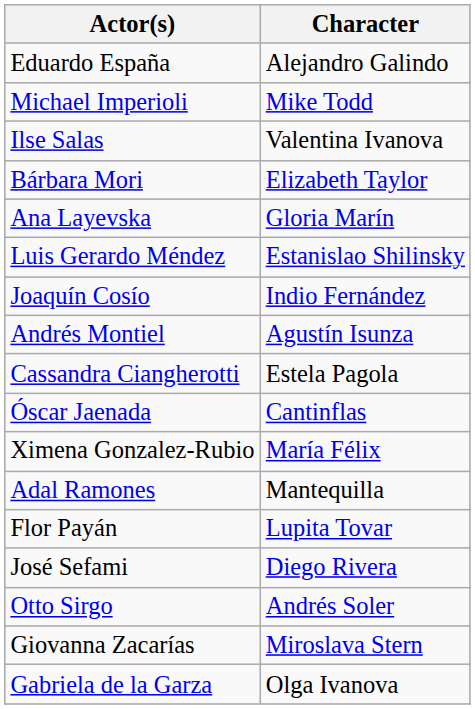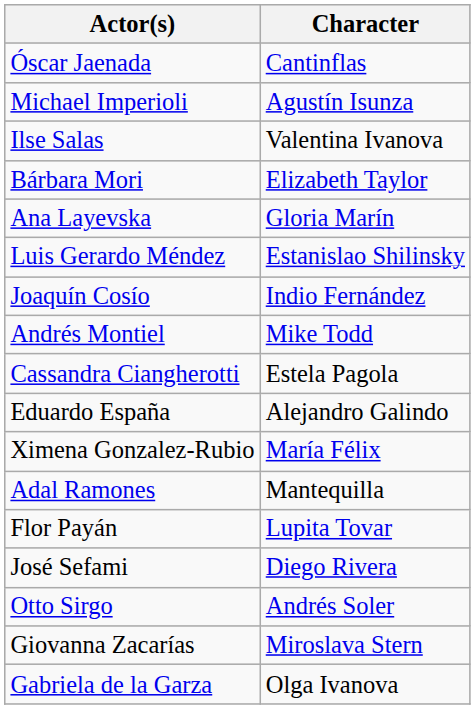rows swapped: (81, 412) <-> (90, 62)
(319, 101) Mike Todd -> (340, 101) Agustín Isunza
(340, 334) Agustín Isunza -> (319, 334) Mike Todd
